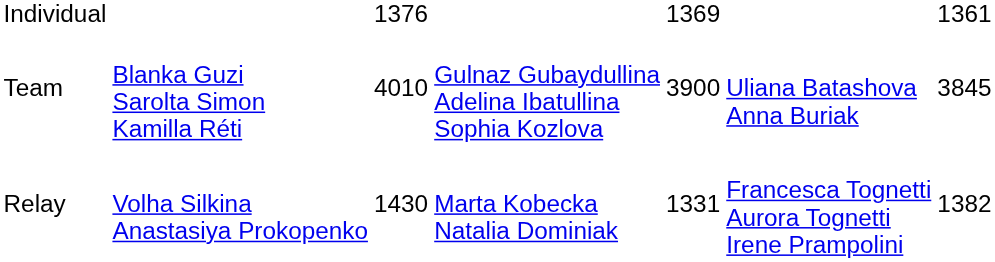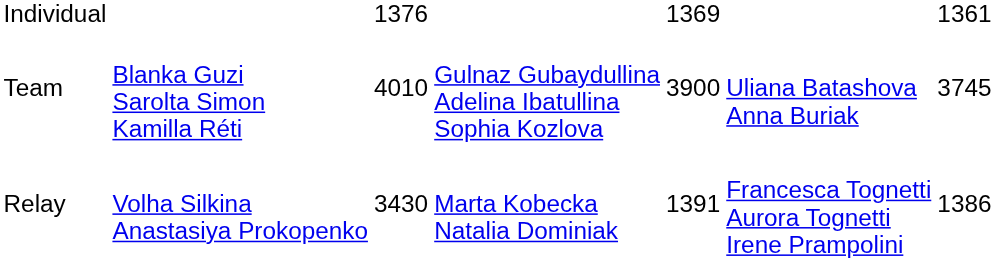(964, 88) 3845 -> (964, 88) 3745
(401, 203) 1430 -> (401, 203) 3430
(693, 203) 1331 -> (693, 203) 1391
(964, 203) 1382 -> (964, 203) 1386
